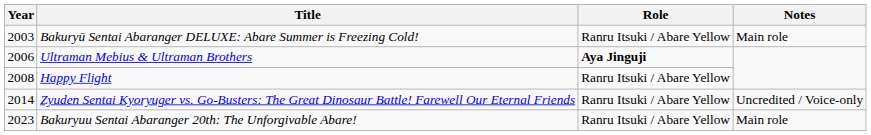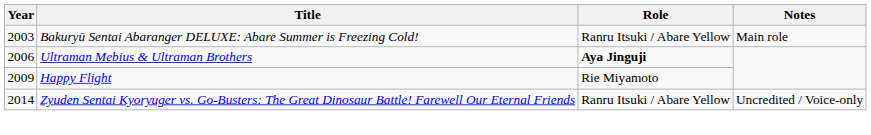(21, 78) 2008 -> (21, 78) 2009
(656, 78) Ranru Itsuki / Abare Yellow -> (620, 78) Rie Miyamoto
- row: (198, 120)
